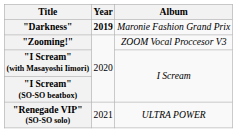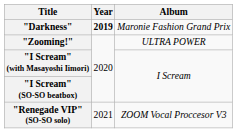(174, 42) ZOOM Vocal Proccesor V3 -> (174, 42) ULTRA POWER
(174, 115) ULTRA POWER -> (174, 115) ZOOM Vocal Proccesor V3
